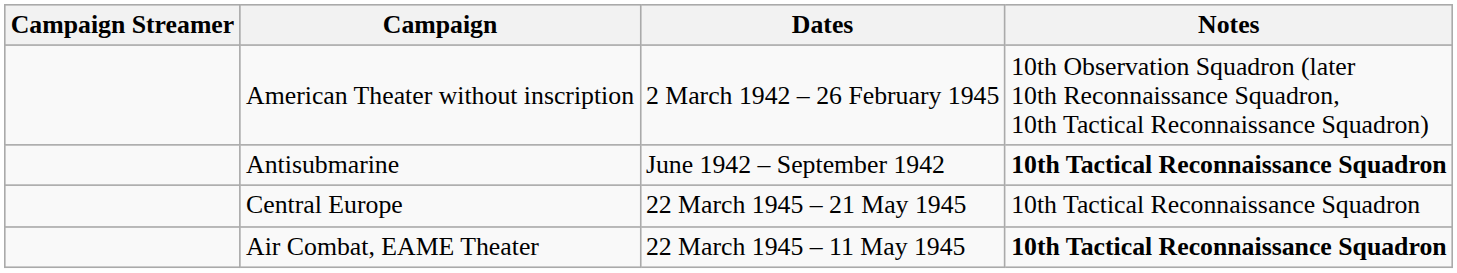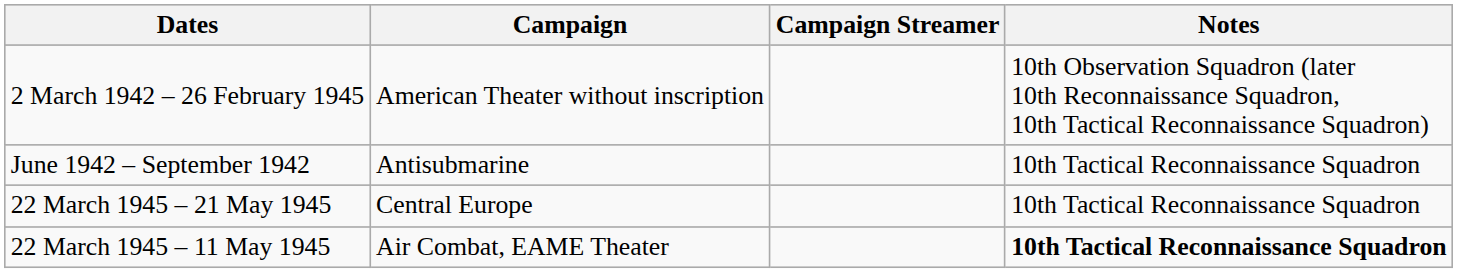columns swapped: (122, 24) <-> (823, 24)
(1229, 164) bold -> (1216, 164) normal
